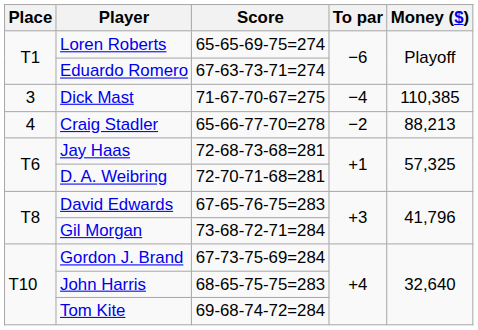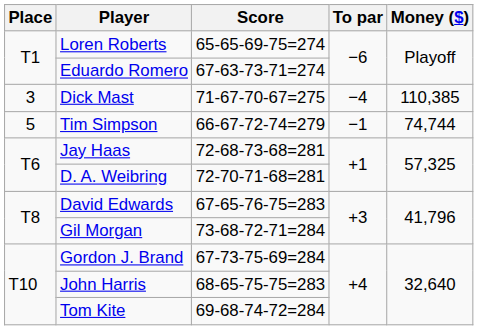- row: (109, 124)
+ row: (109, 124)
